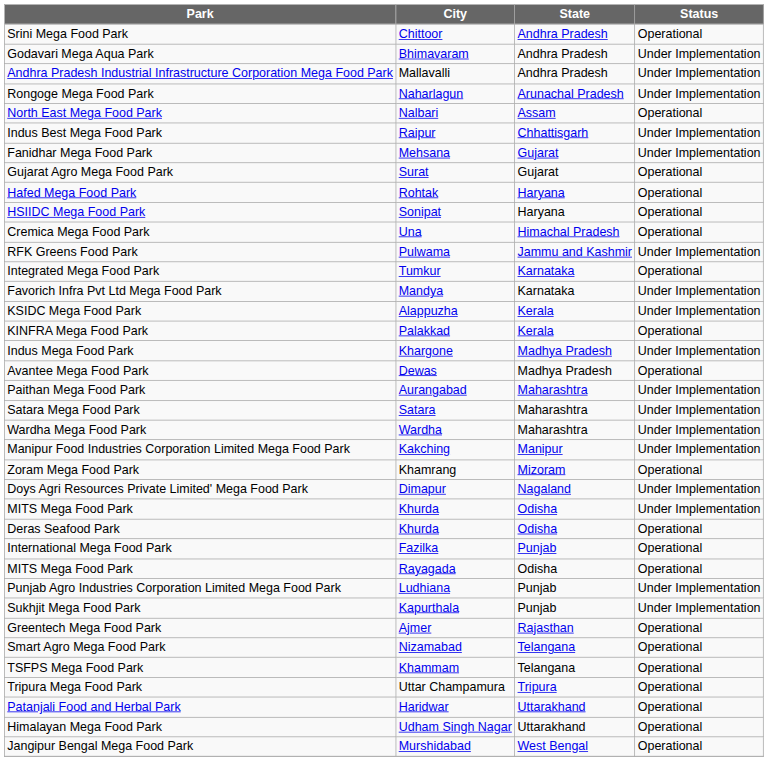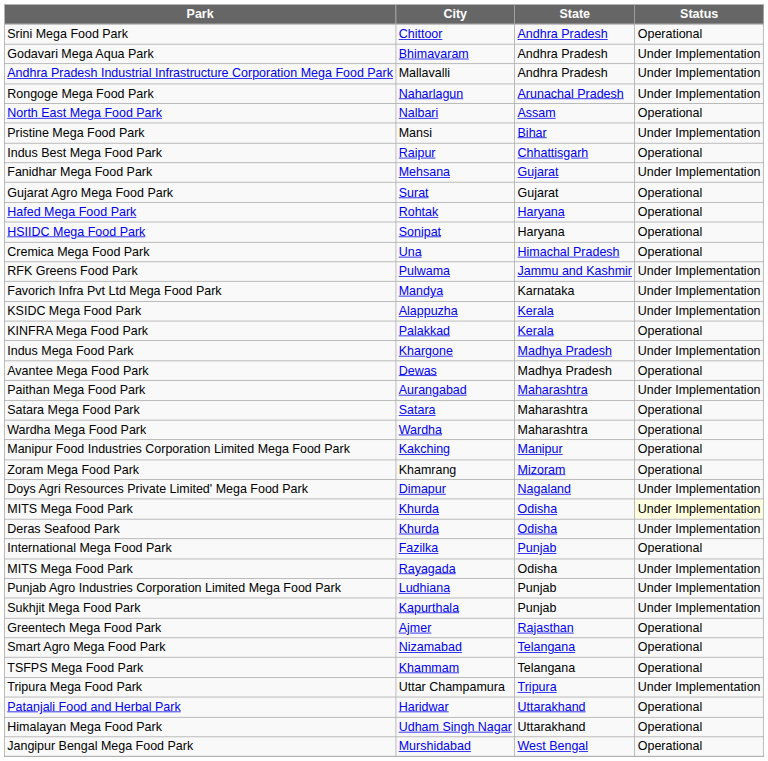+ row: (76, 133)
(699, 133) Under Implementation -> (670, 152) Operational
- row: (83, 271)
(699, 410) Under Implementation -> (670, 410) Operational
(699, 430) Under Implementation -> (670, 430) Operational
(699, 449) Under Implementation -> (670, 449) Operational
(699, 509) no background -> (699, 509) lightyellow background
(670, 529) Operational -> (699, 529) Under Implementation
(670, 568) Operational -> (699, 568) Under Implementation
(670, 687) Operational -> (699, 687) Under Implementation
